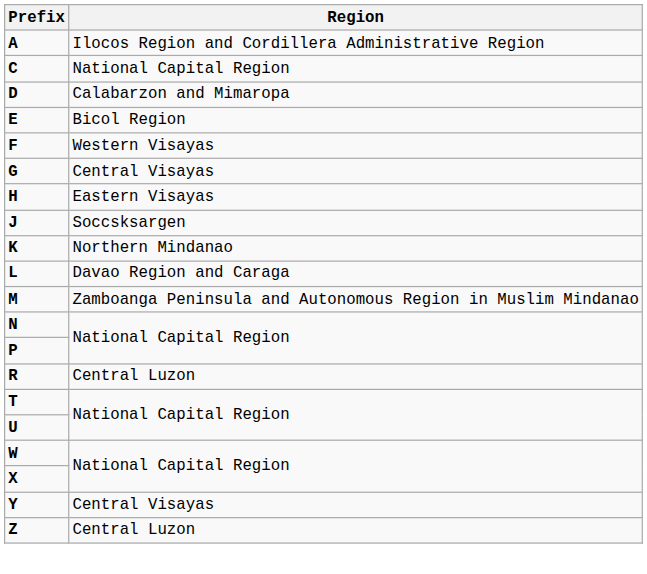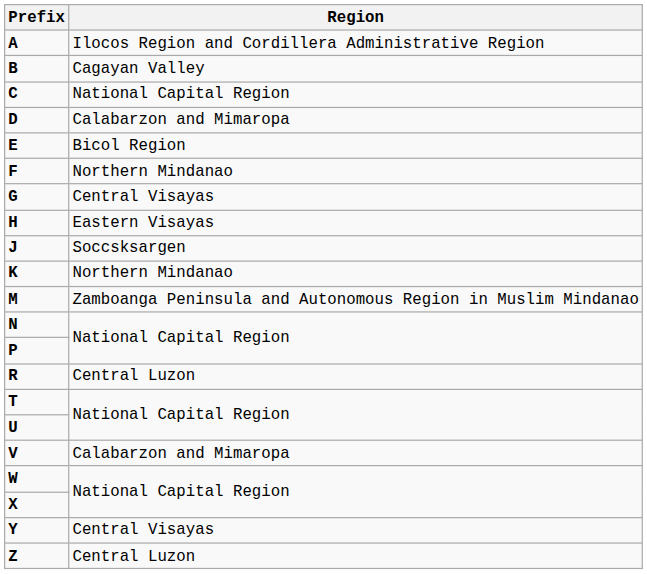+ row: (13, 69)
(143, 146) Western Visayas -> (153, 171) Northern Mindanao
- row: (13, 274)
+ row: (13, 453)
